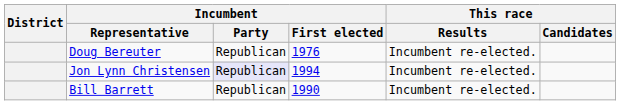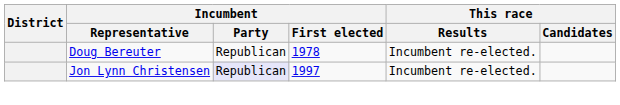(306, 52) 1976 -> (306, 52) 1978
(306, 71) 1994 -> (306, 71) 1997
- row: (111, 90)
